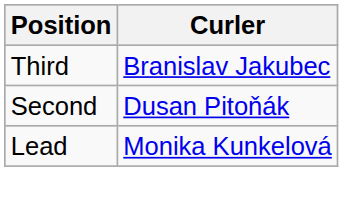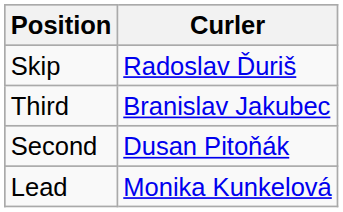+ row: (36, 66)
